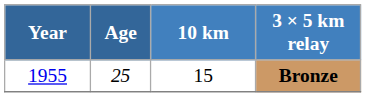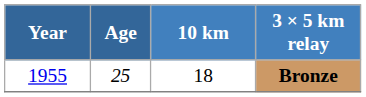(203, 75) 15 -> (203, 75) 18
